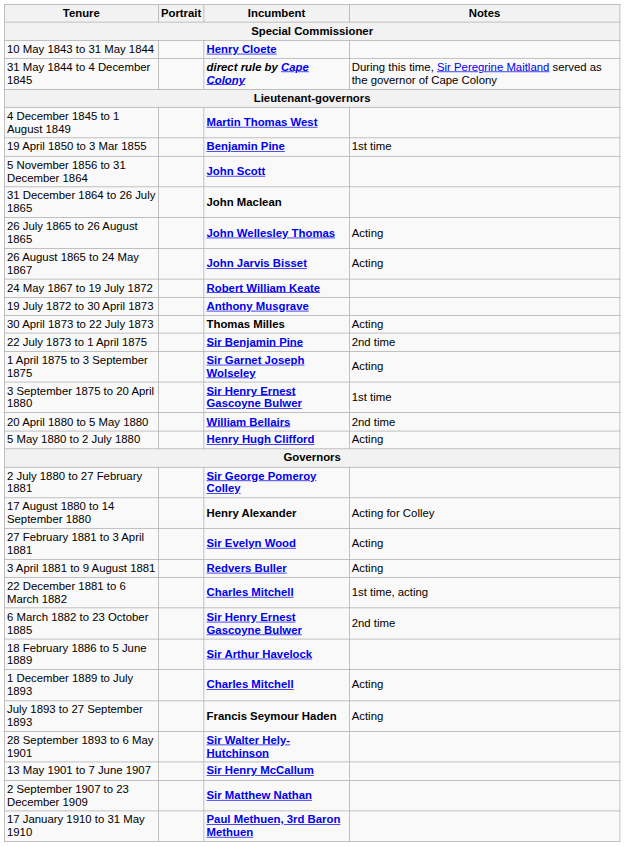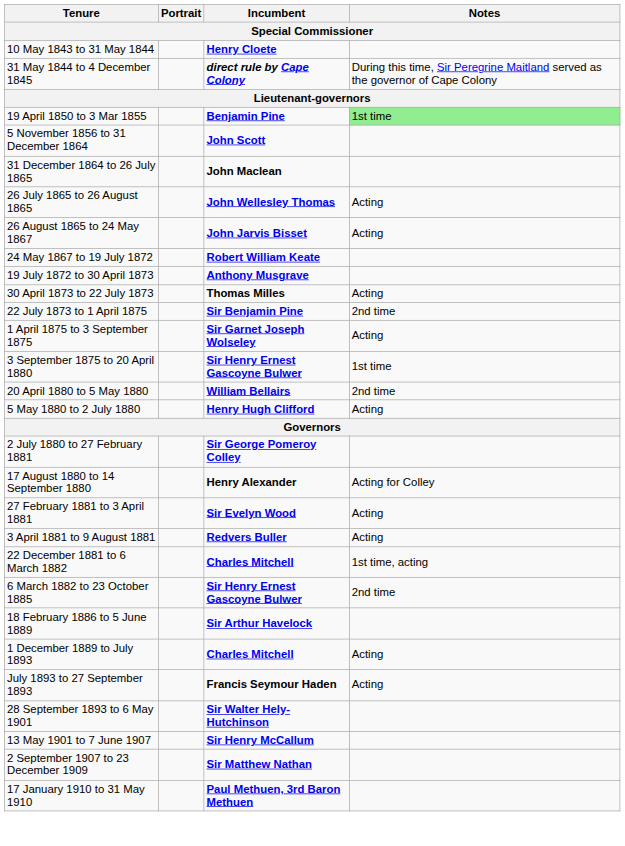- row: (63, 122)
(372, 147) no background -> (372, 116) lightgreen background
